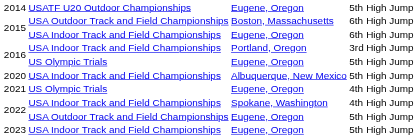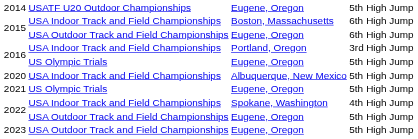(128, 21) USA Outdoor Track and Field Championships -> (125, 21) USA Indoor Track and Field Championships
(125, 34) USA Indoor Track and Field Championships -> (128, 34) USA Outdoor Track and Field Championships
(356, 89) 4th -> (356, 89) 5th
(125, 130) USA Indoor Track and Field Championships -> (128, 130) USA Outdoor Track and Field Championships
